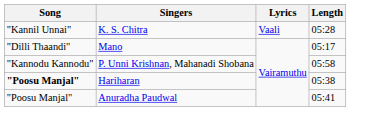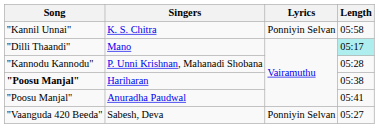(269, 30) Vaali -> (301, 30) Ponniyin Selvan
(323, 30) 05:28 -> (352, 30) 05:58
(323, 47) no background -> (352, 47) paleturquoise background
(323, 64) 05:58 -> (352, 64) 05:28
+ row: (135, 115)
